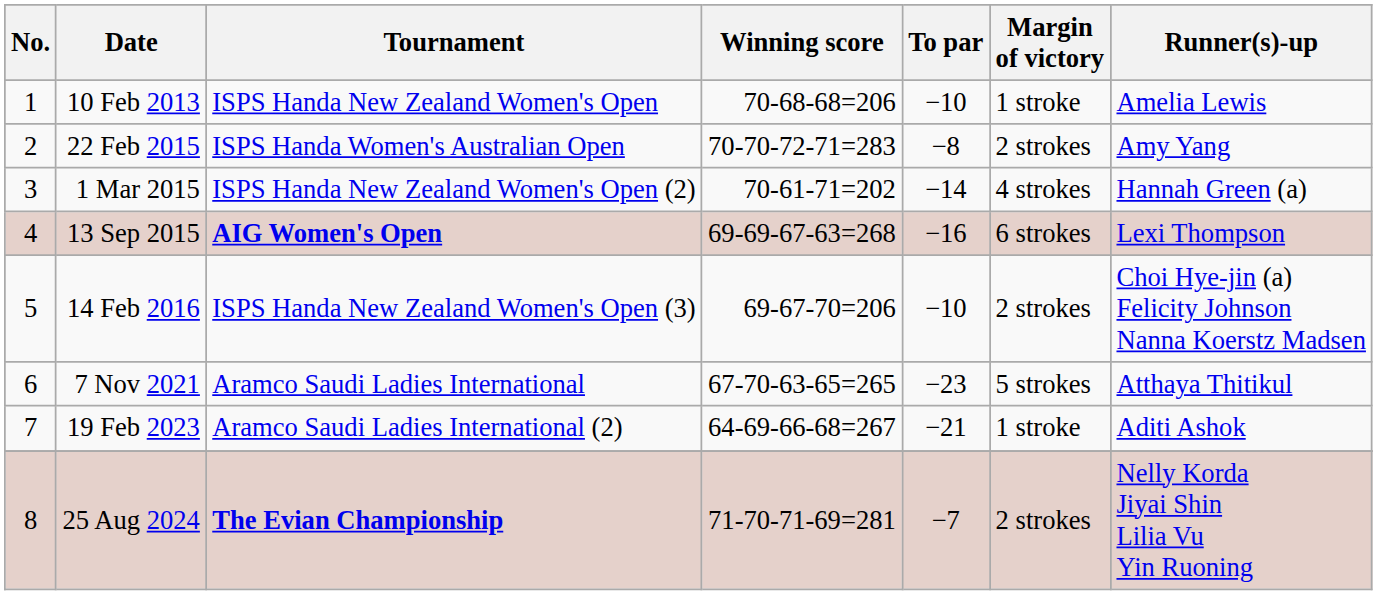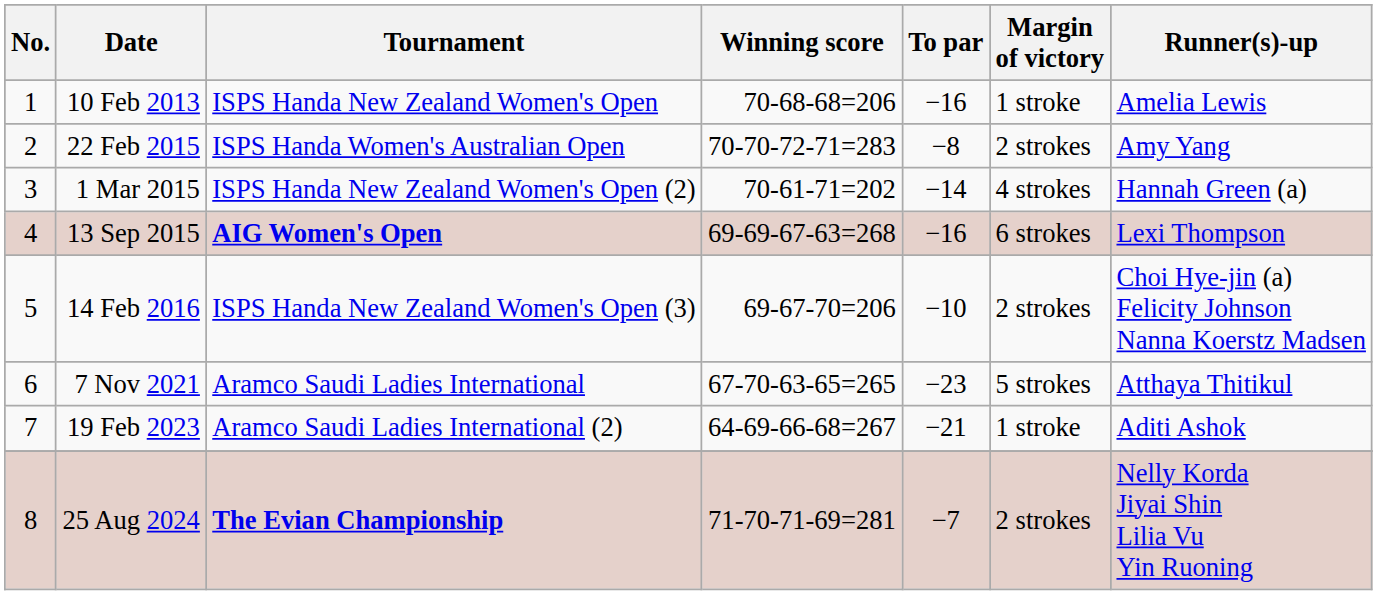(946, 101) −10 -> (946, 101) −16
